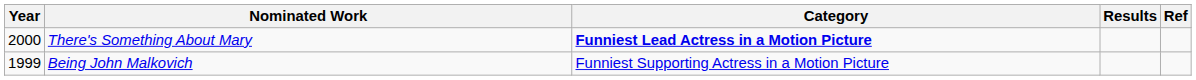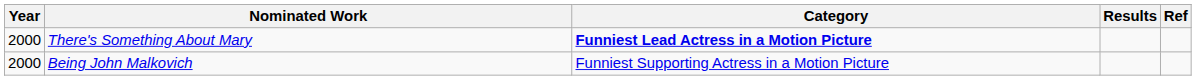(24, 63) 1999 -> (24, 63) 2000
